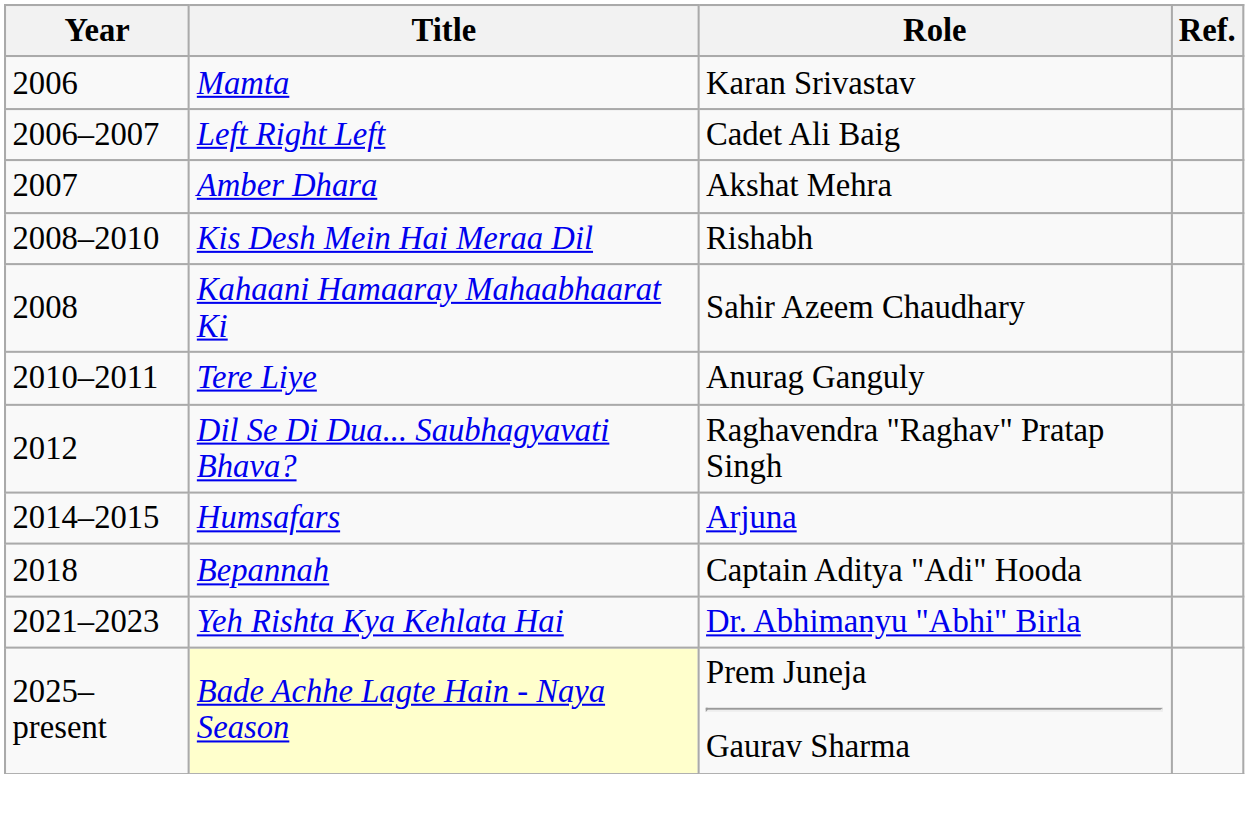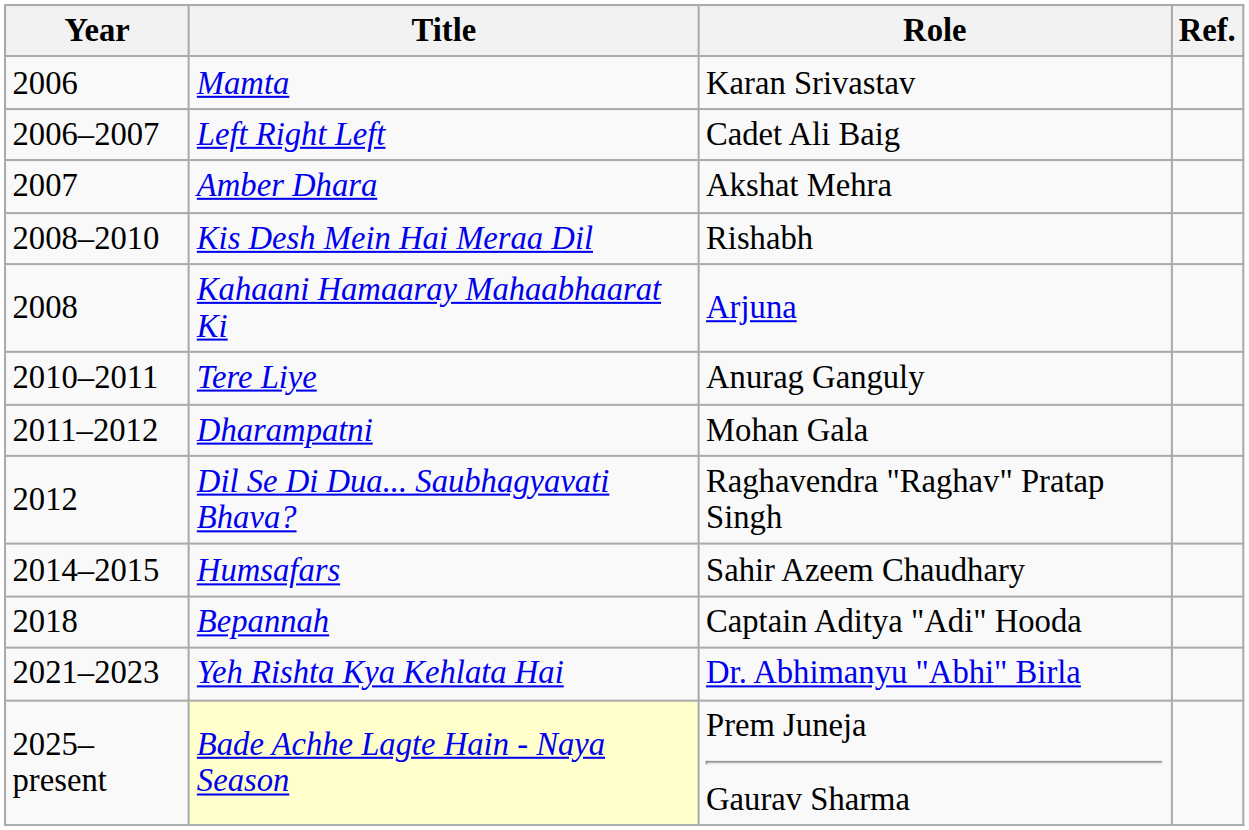(866, 307) Sahir Azeem Chaudhary -> (751, 307) Arjuna
+ row: (285, 429)
(751, 517) Arjuna -> (866, 569) Sahir Azeem Chaudhary
